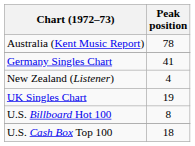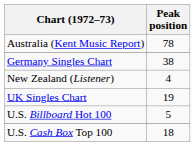(168, 61) 41 -> (168, 61) 38
(168, 114) 8 -> (168, 114) 5
